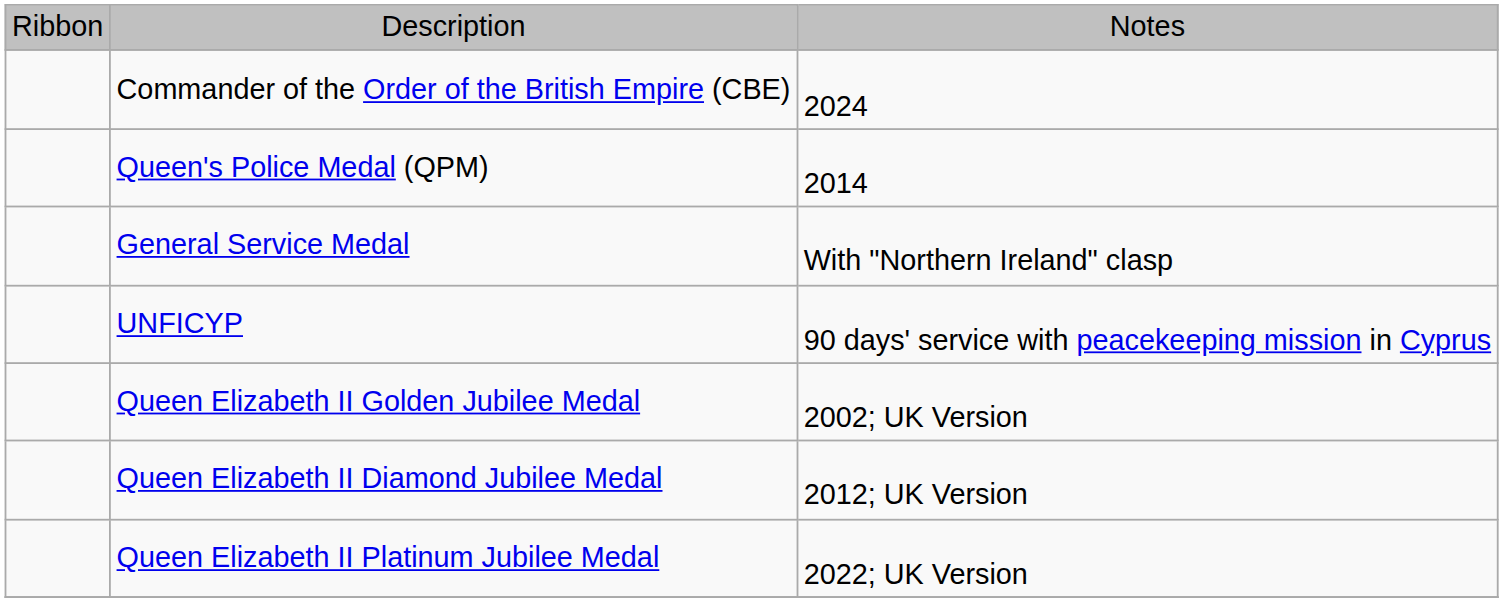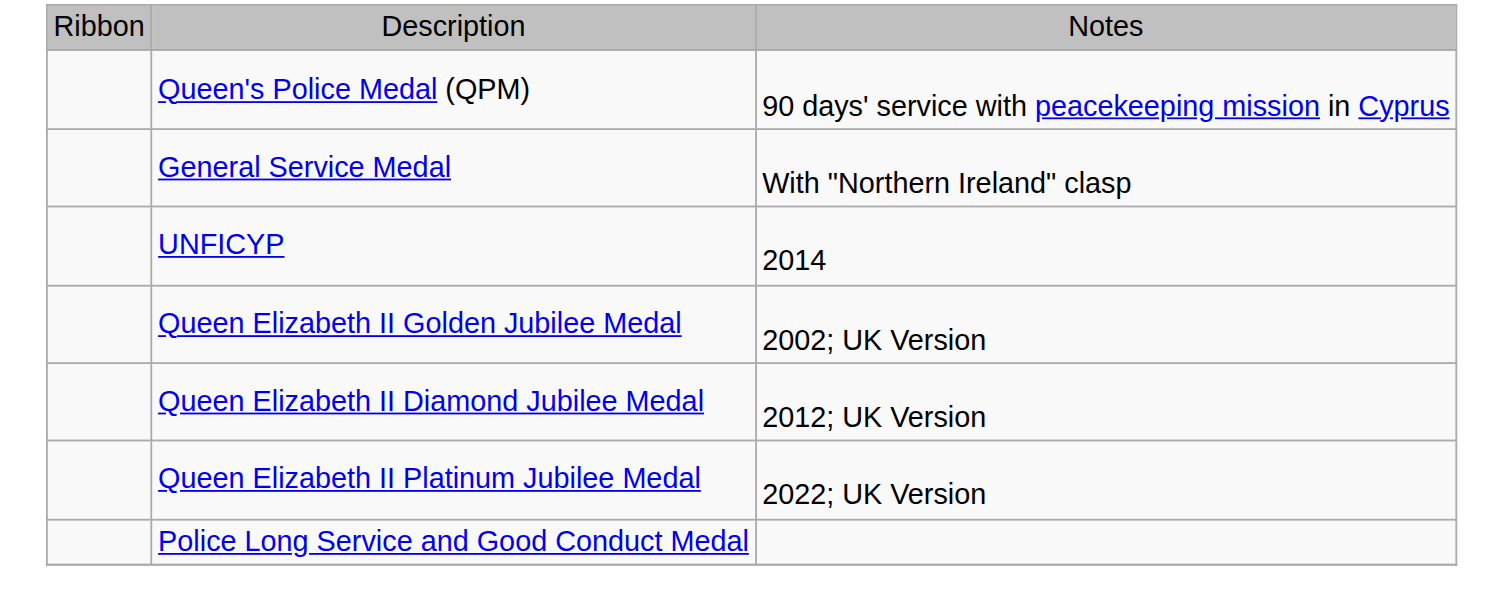- row: (453, 89)
(836, 183) 2014 -> (1106, 105) 90 days' service with peacekeeping mission in Cyprus
(1147, 339) 90 days' service with peacekeeping mission in Cyprus -> (794, 261) 2014
+ row: (453, 541)
